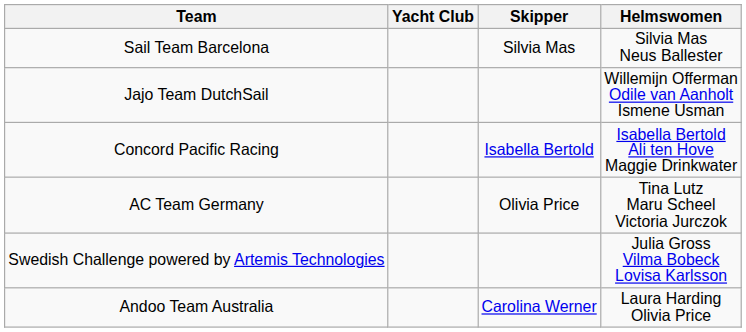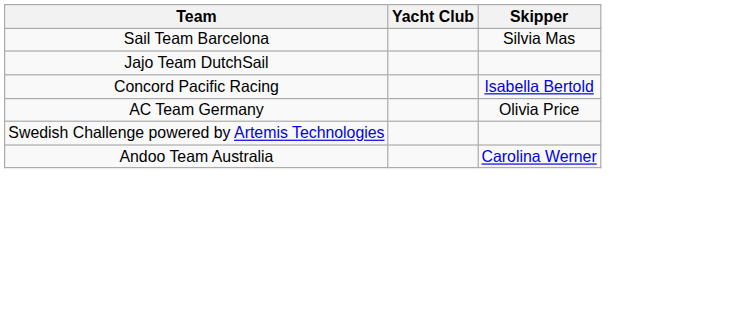- column: (671, 16)
